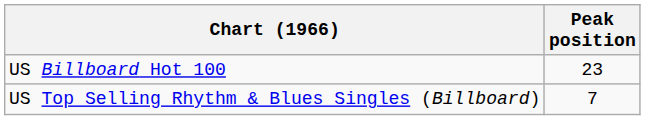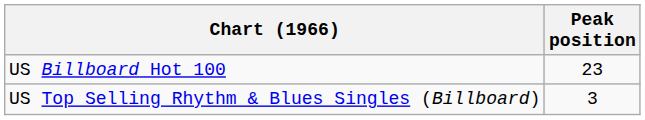(592, 99) 7 -> (592, 99) 3
